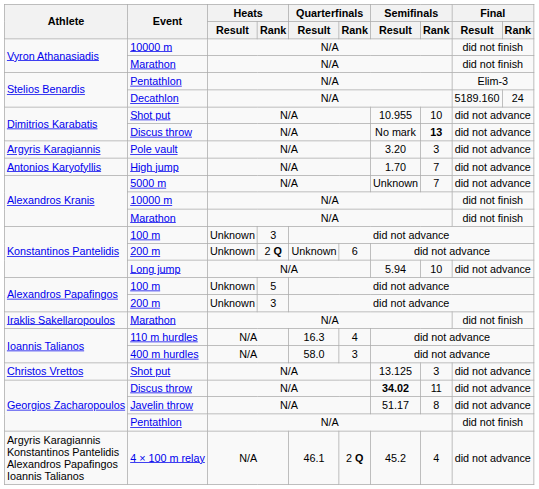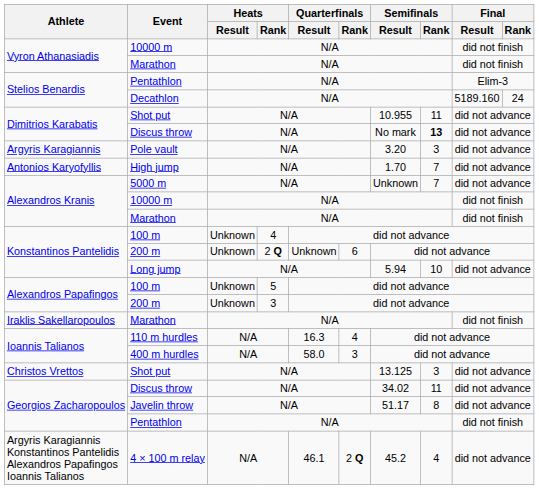(436, 116) 10 -> (436, 116) 11
(273, 235) 3 -> (273, 235) 4
(395, 389) bold -> (395, 389) normal
